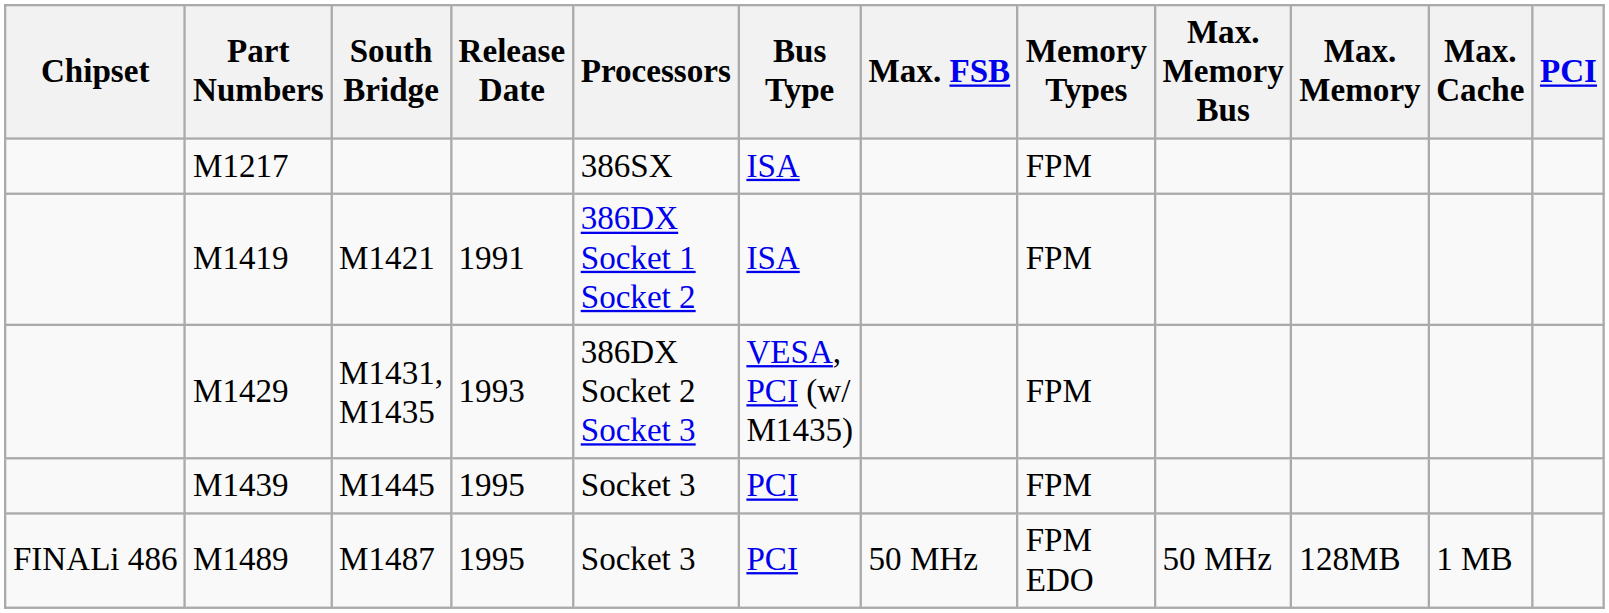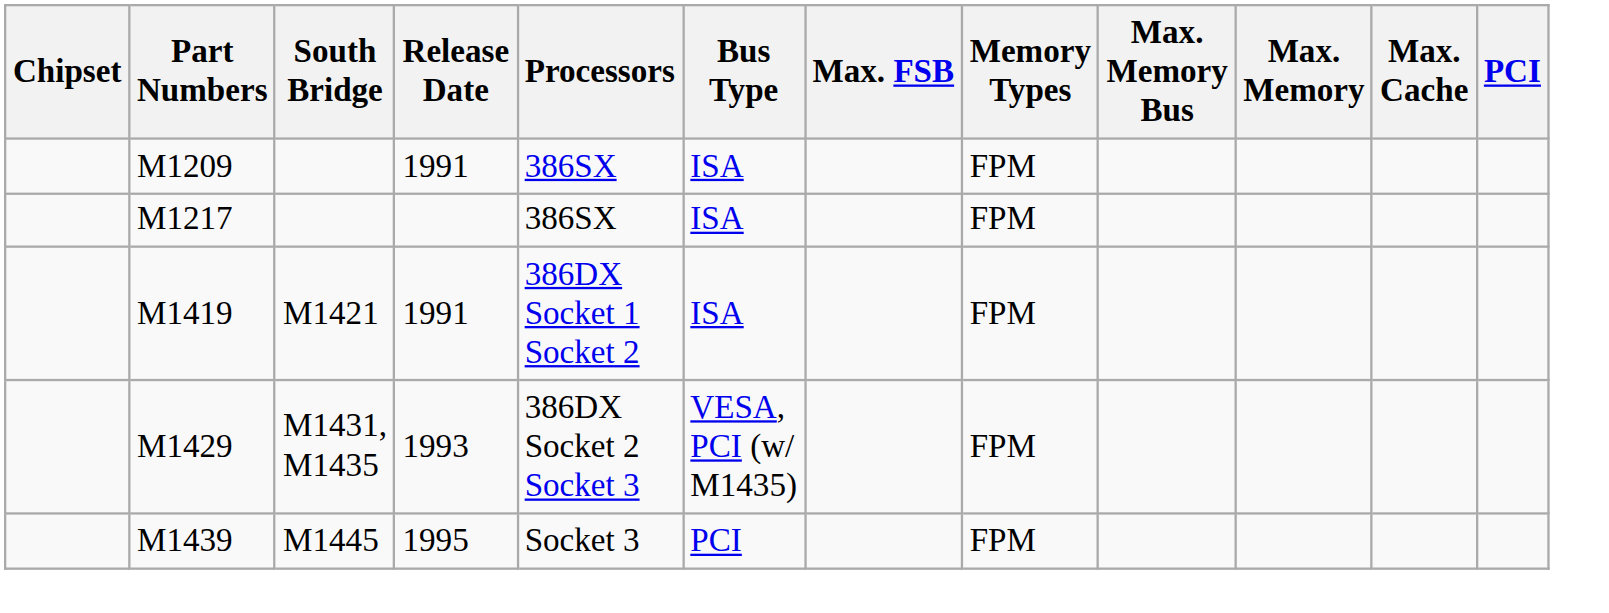+ row: (185, 165)
- row: (241, 559)
